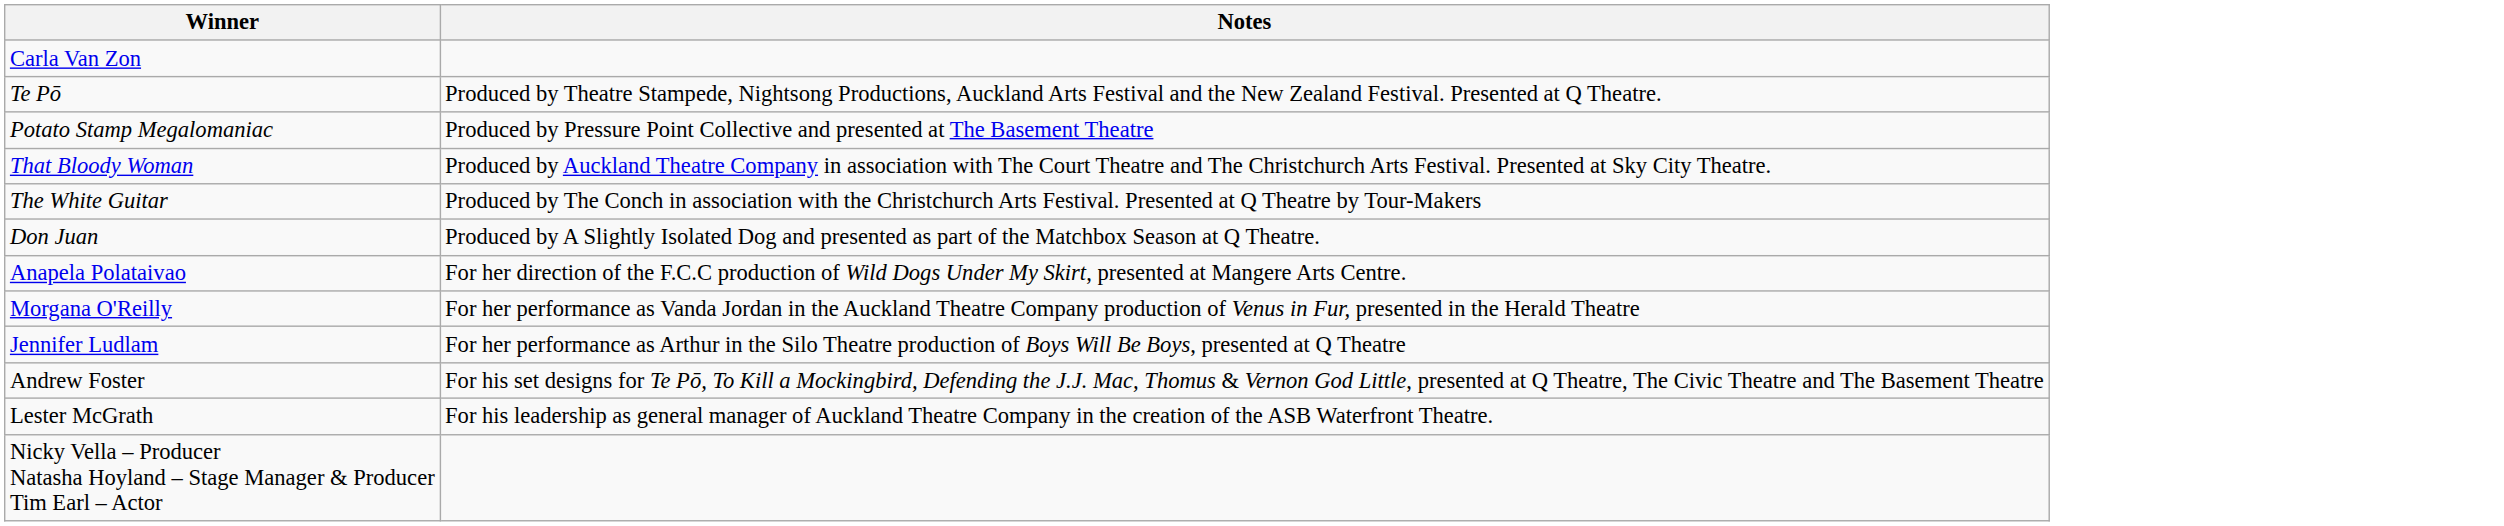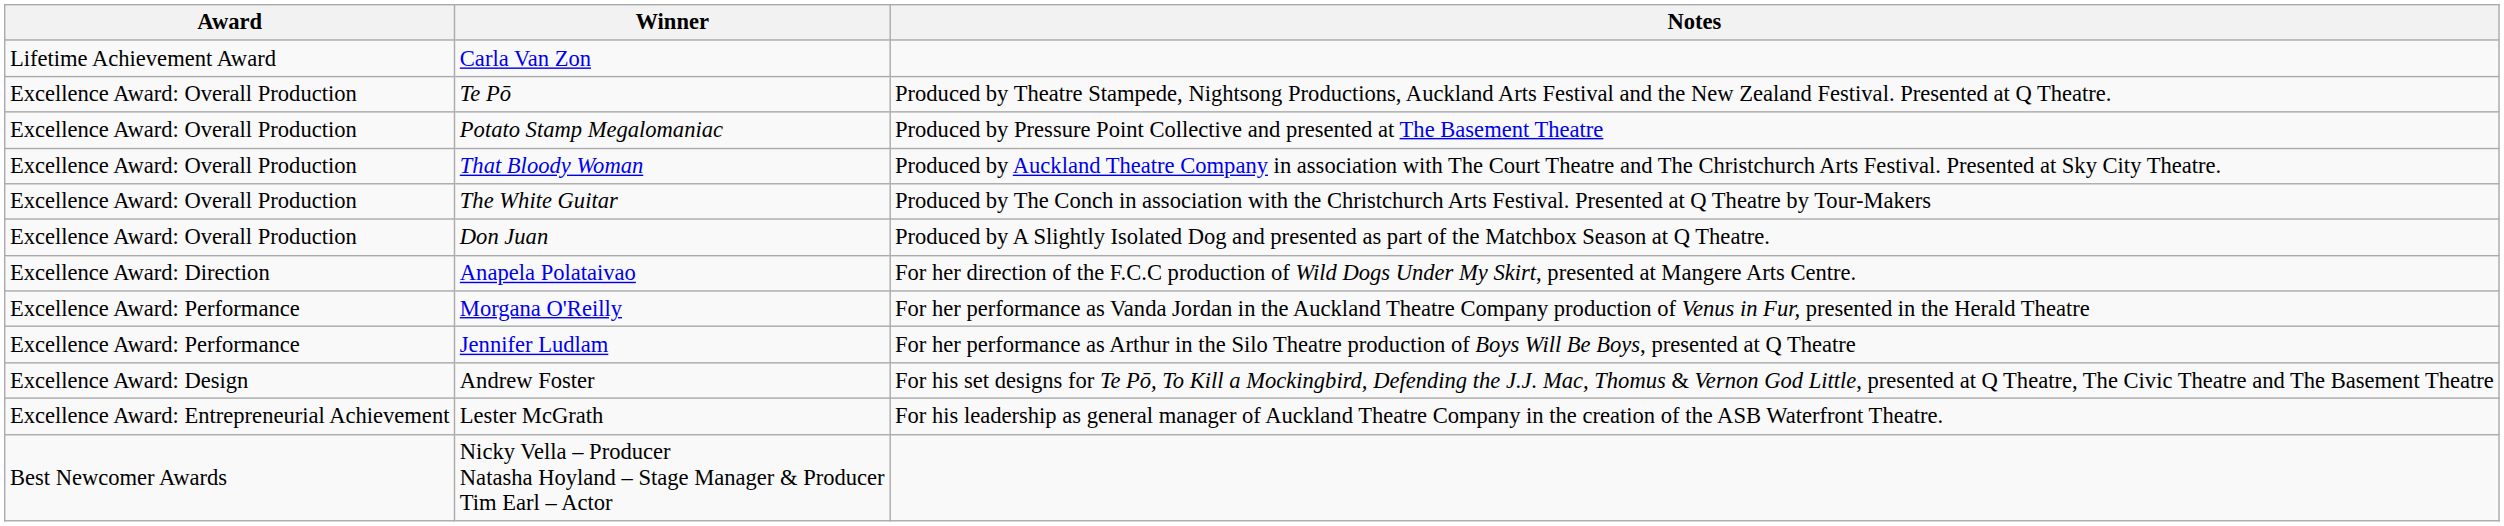+ column: (230, 22)
